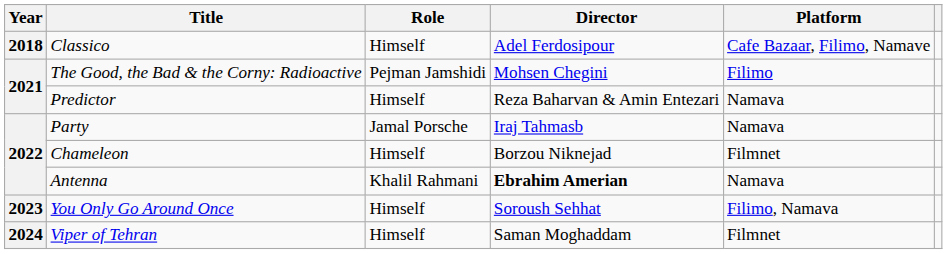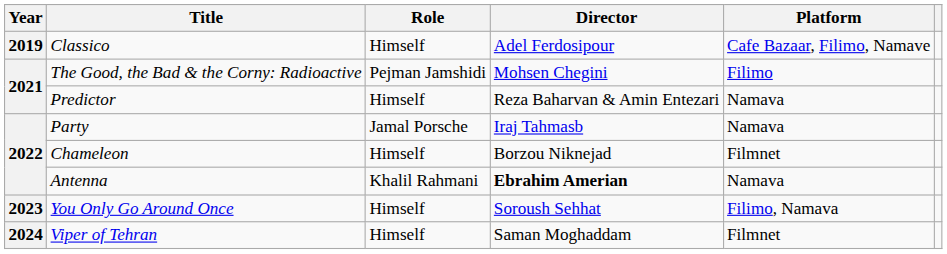(26, 45) 2018 -> (26, 45) 2019
